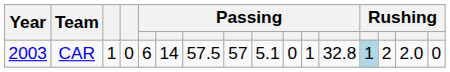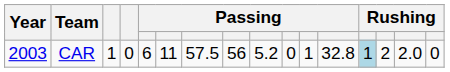(169, 53) 14 -> (168, 53) 11
(238, 53) 57 -> (237, 53) 56
(267, 53) 5.1 -> (266, 53) 5.2
